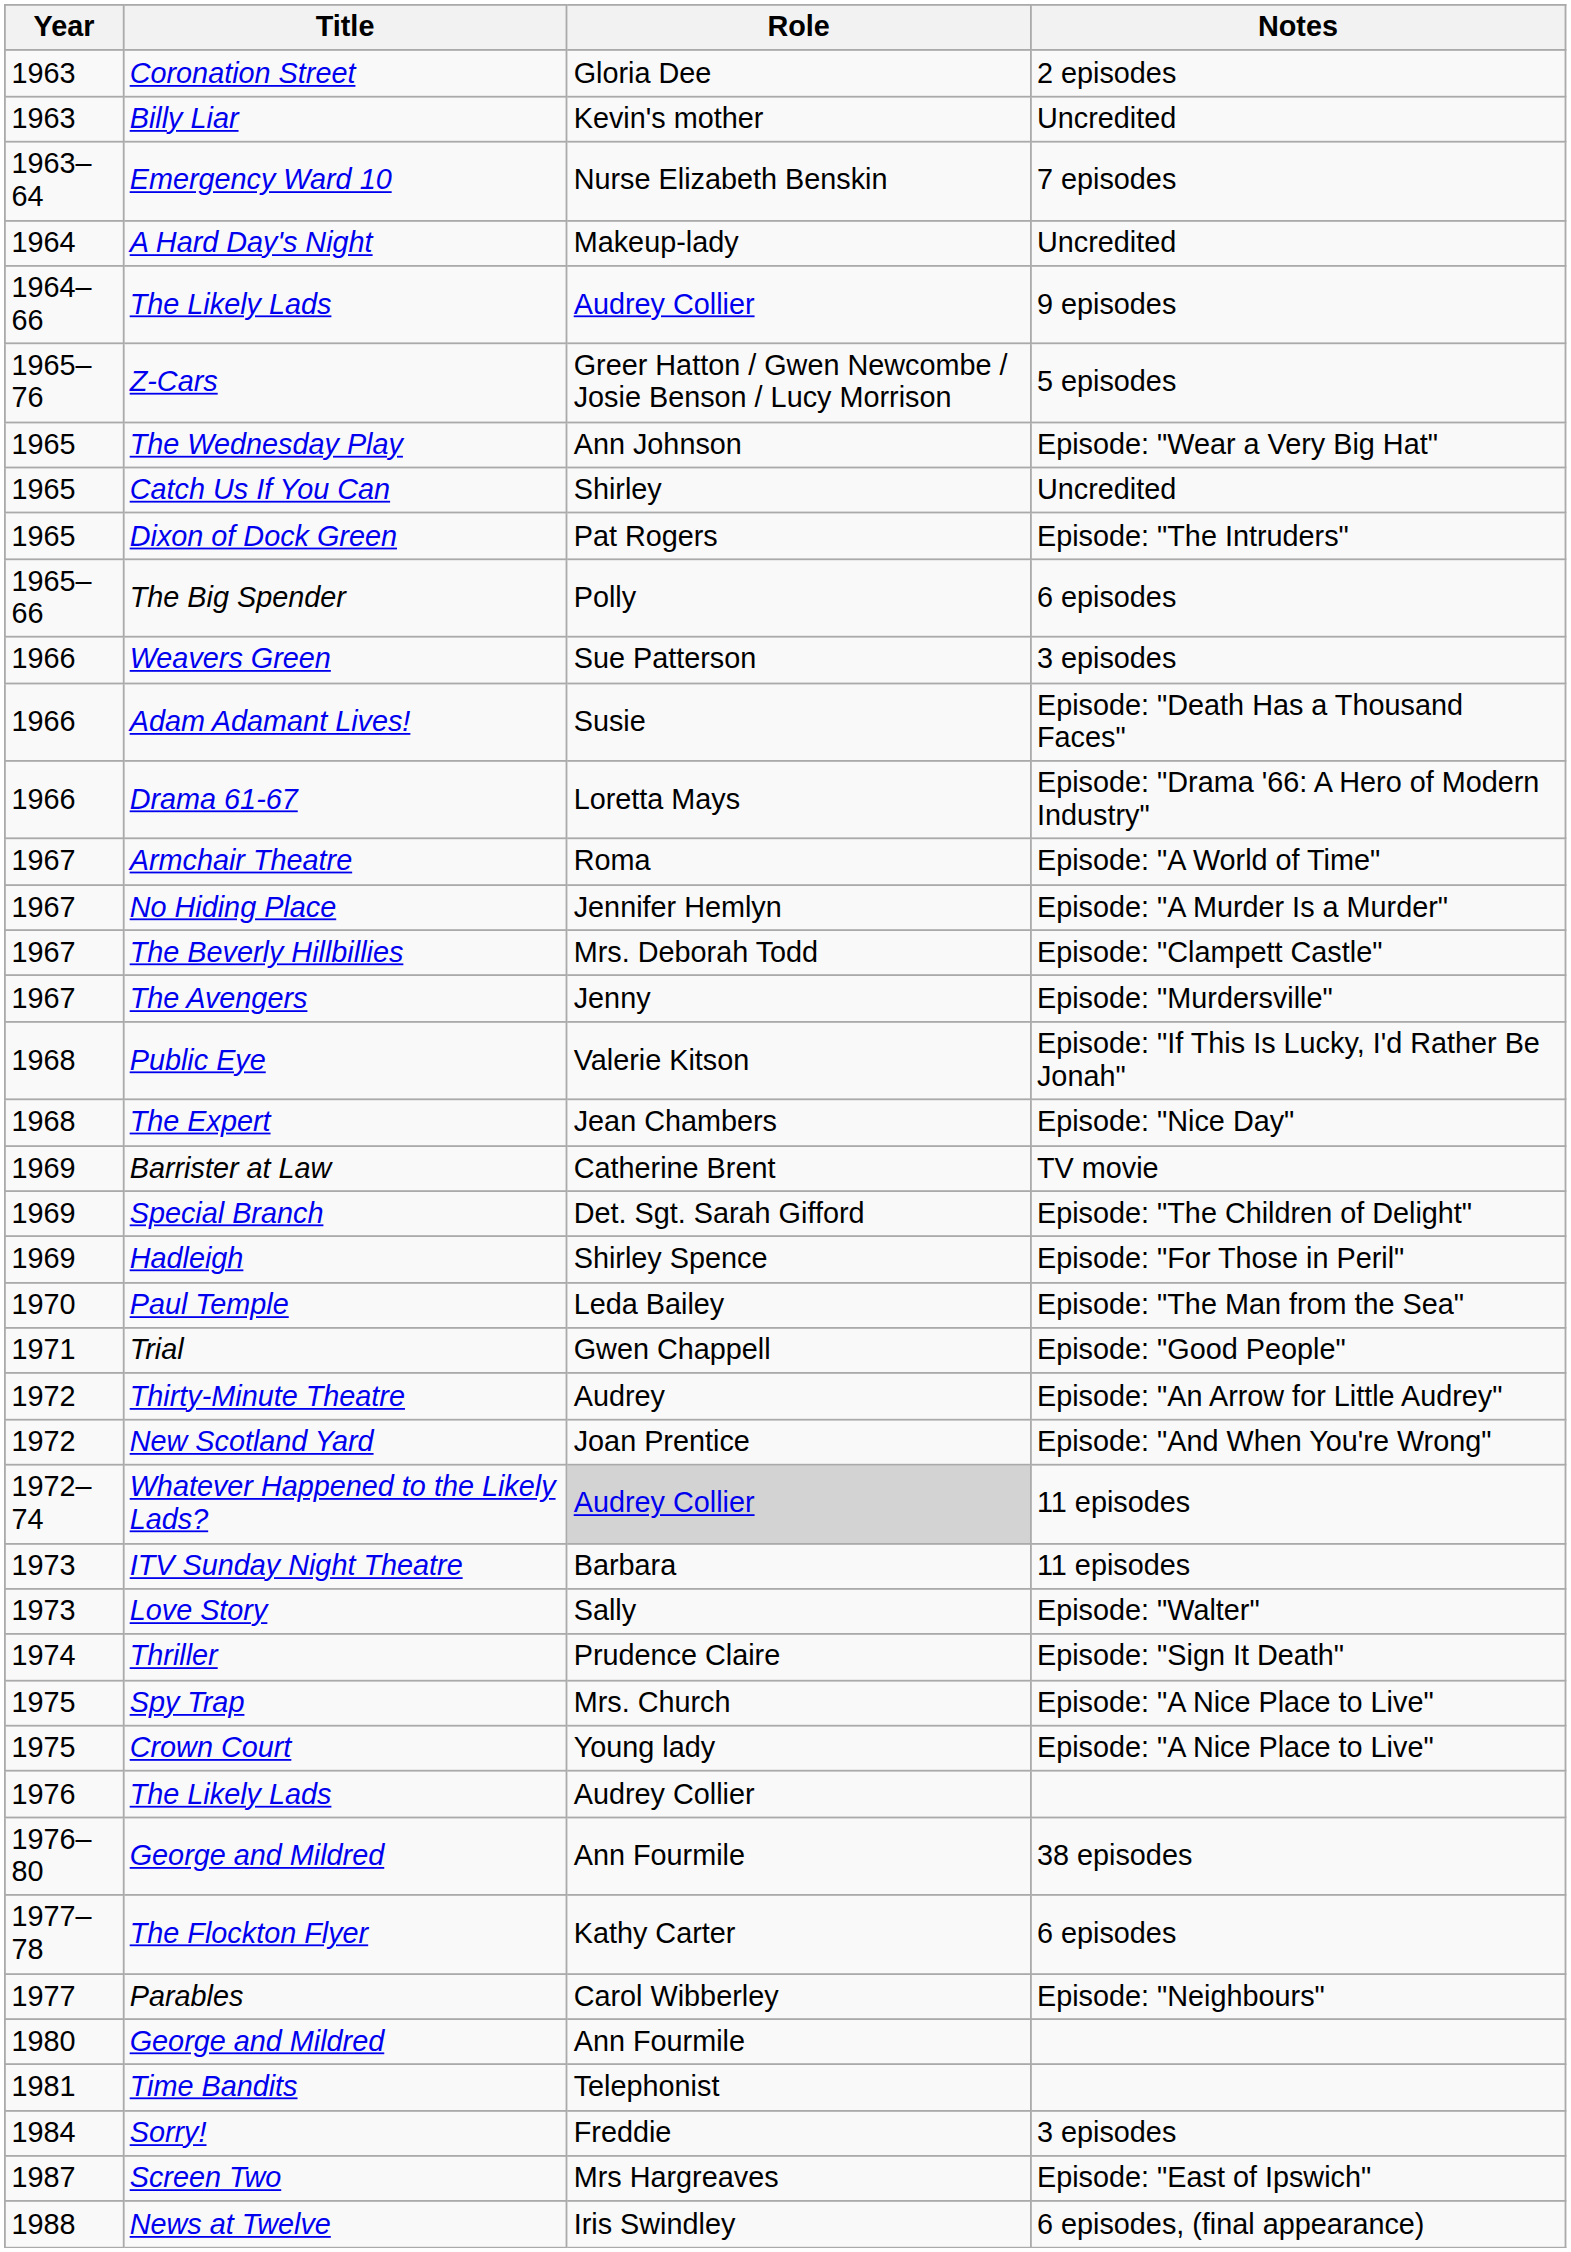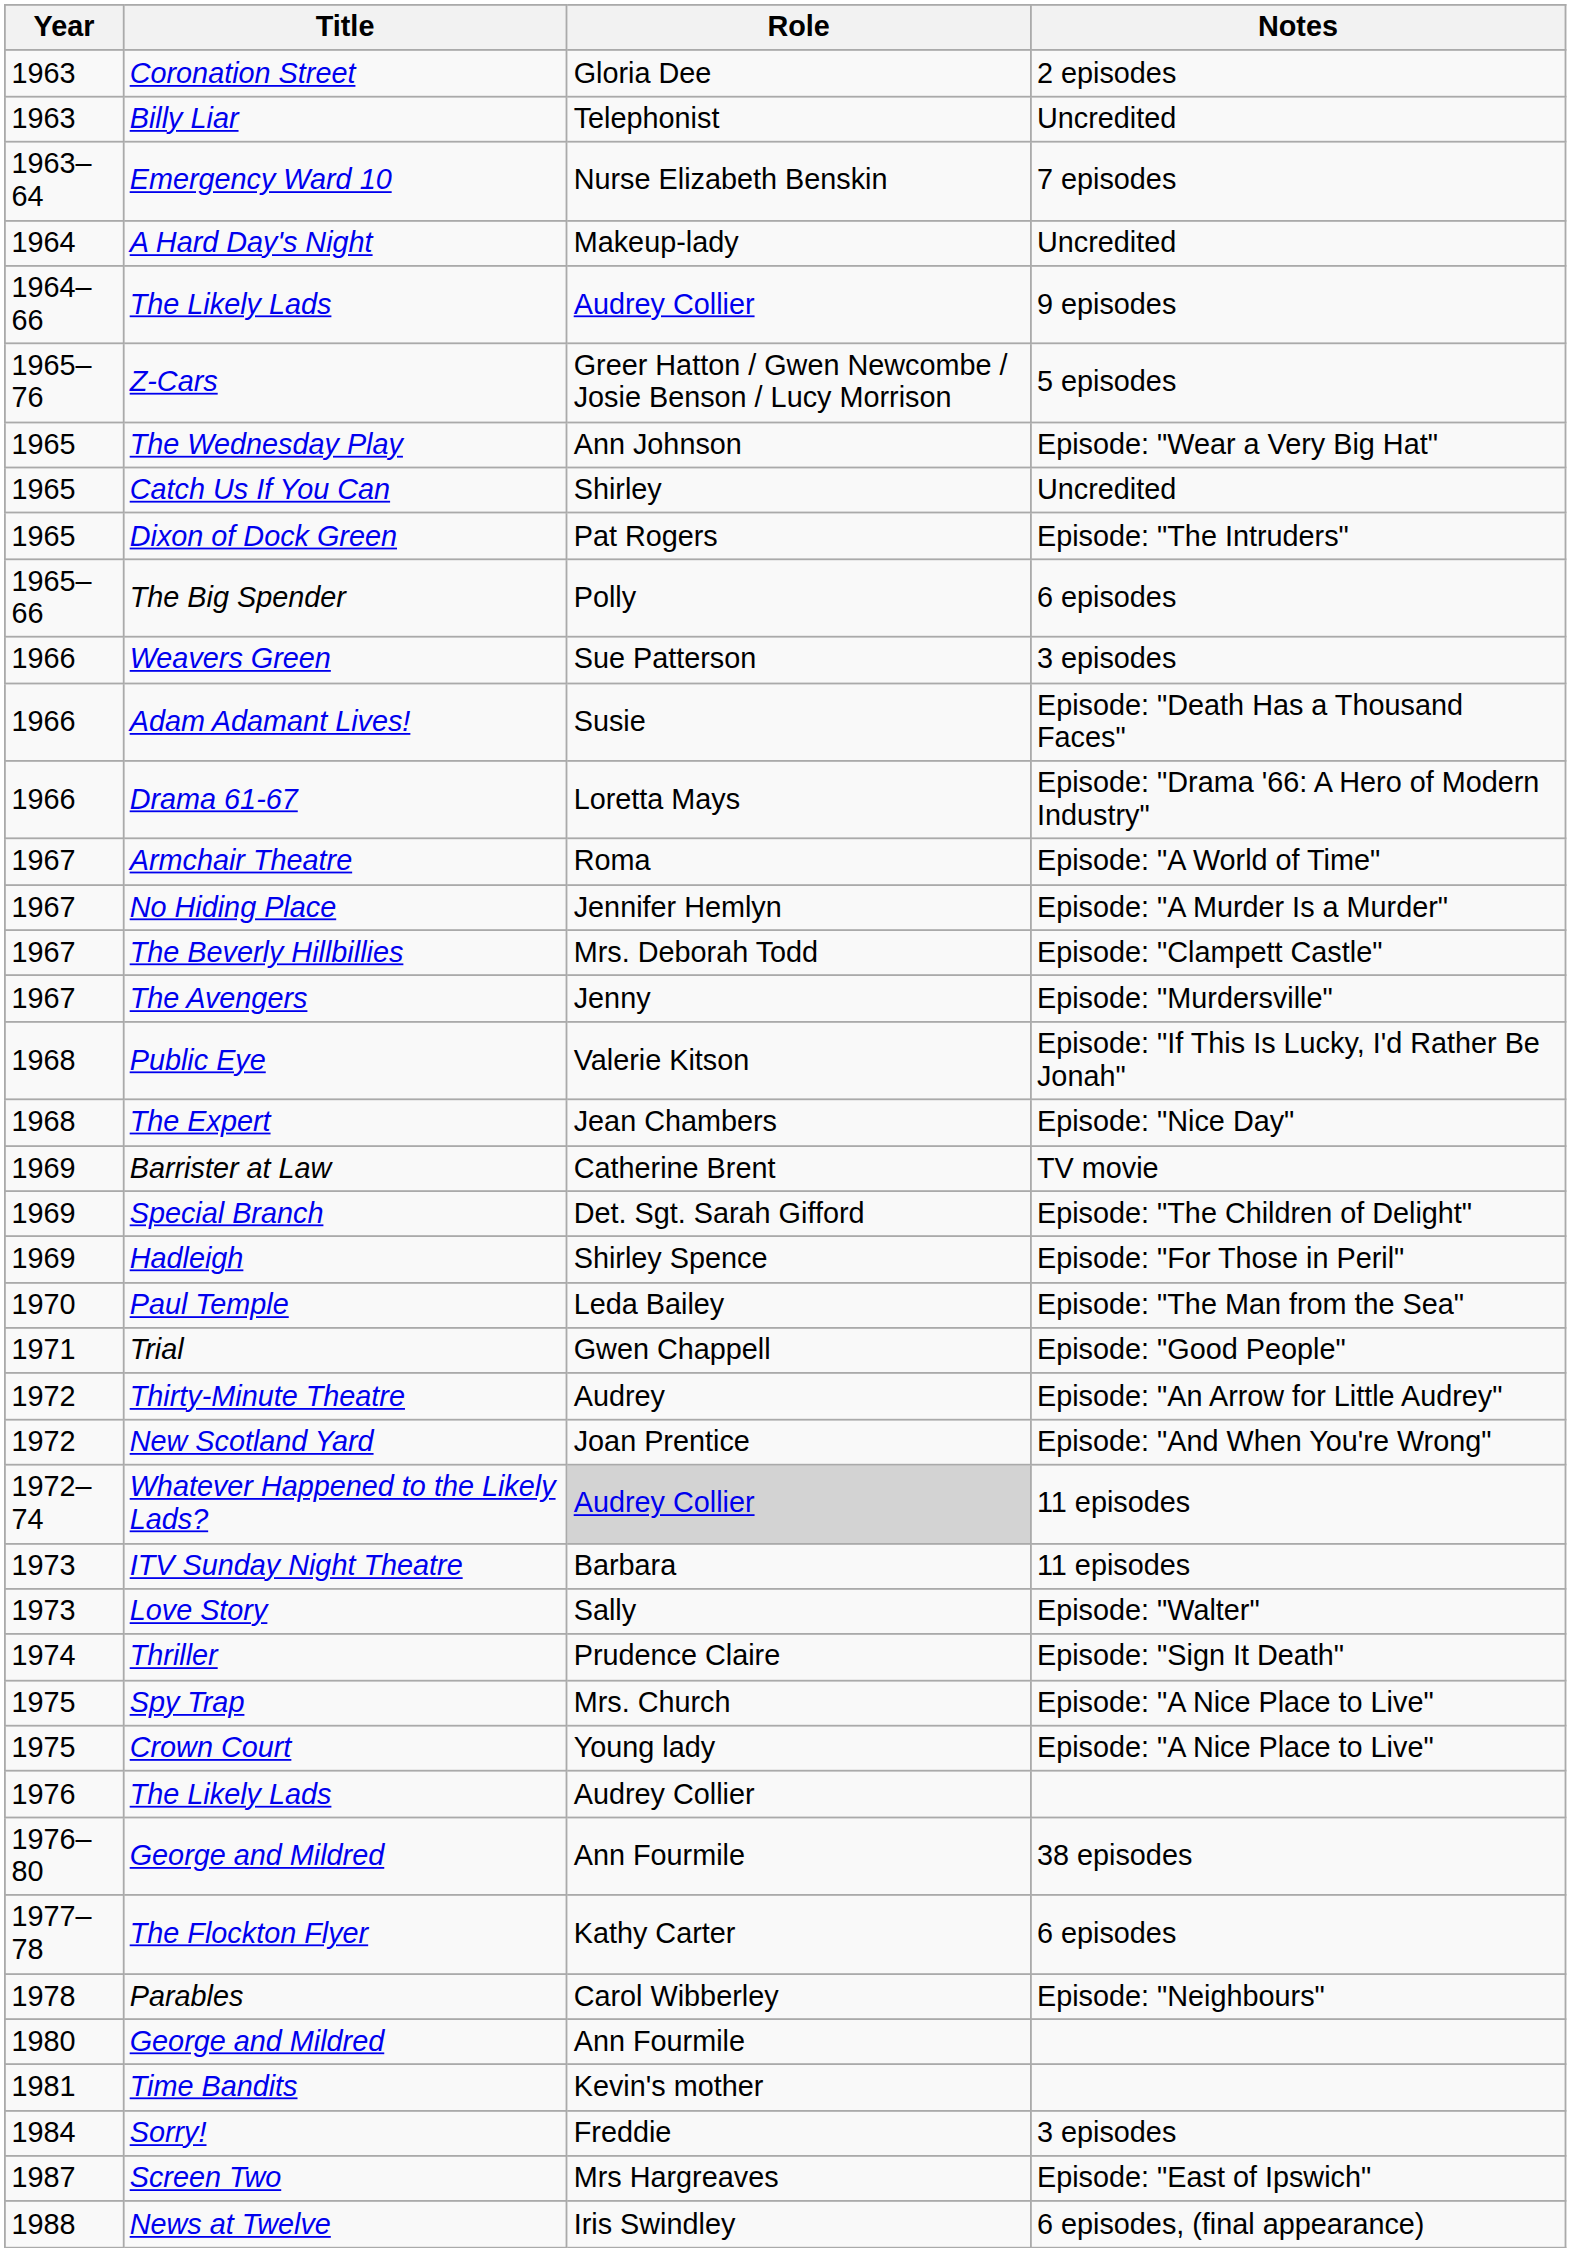(668, 118) Kevin's mother -> (647, 118) Telephonist
(44, 1995) 1977 -> (44, 1995) 1978
(647, 2086) Telephonist -> (668, 2086) Kevin's mother
